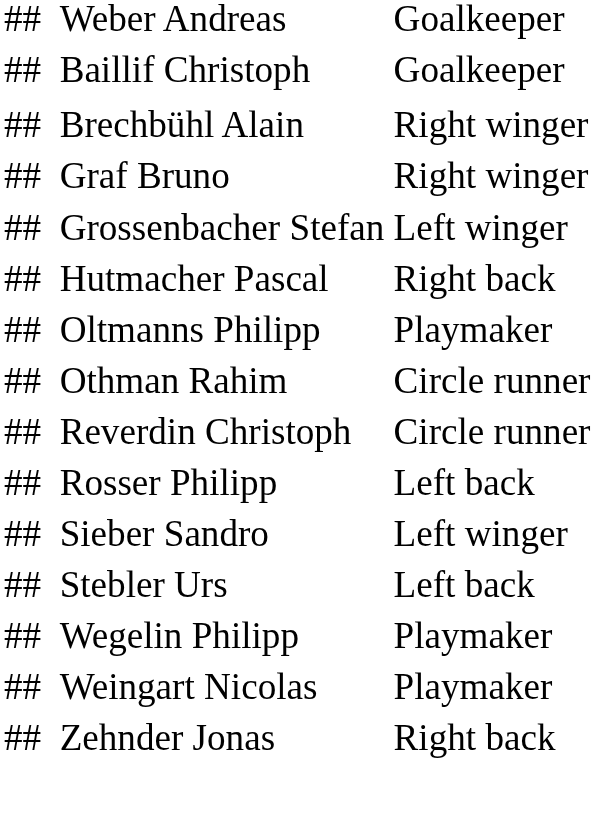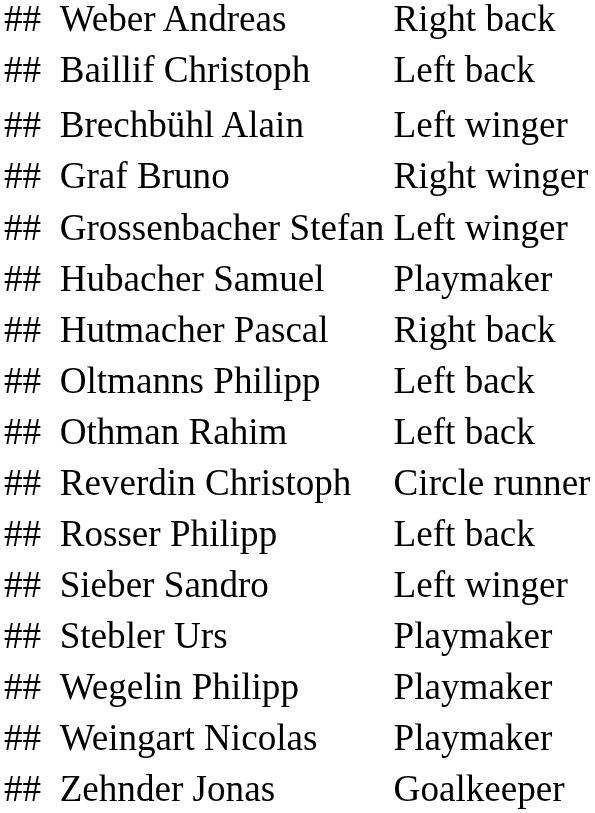(479, 18) Goalkeeper -> (475, 18) Right back
(479, 69) Goalkeeper -> (464, 69) Left back
(491, 125) Right winger -> (481, 125) Left winger
+ row: (192, 278)
(473, 329) Playmaker -> (464, 380) Left back
(492, 380) Circle runner -> (464, 431) Left back
(464, 584) Left back -> (473, 635) Playmaker
(475, 737) Right back -> (479, 788) Goalkeeper
